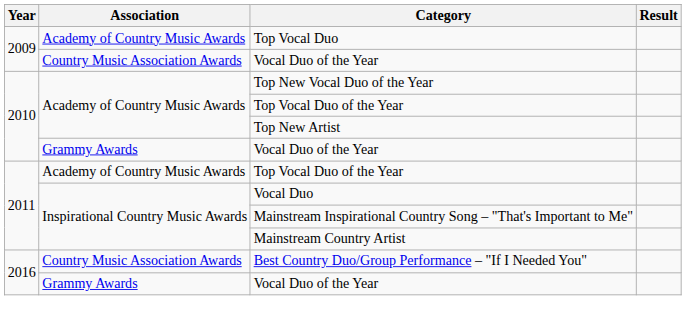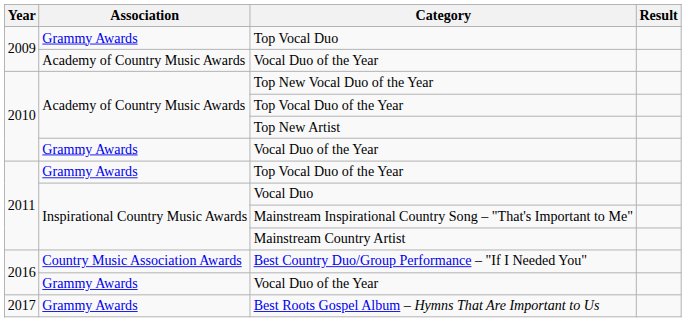(144, 37) Academy of Country Music Awards -> (90, 37) Grammy Awards
(142, 60) Country Music Association Awards -> (144, 60) Academy of Country Music Awards
(144, 171) Academy of Country Music Awards -> (90, 171) Grammy Awards
+ row: (22, 305)
